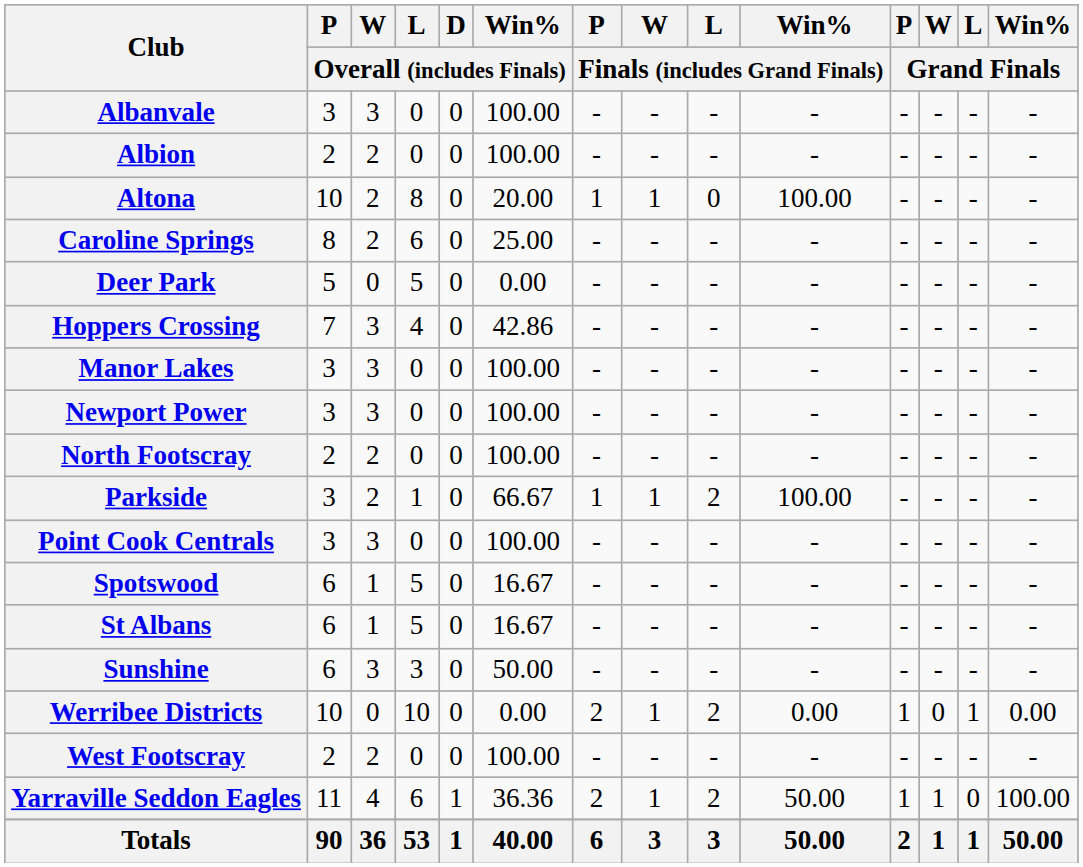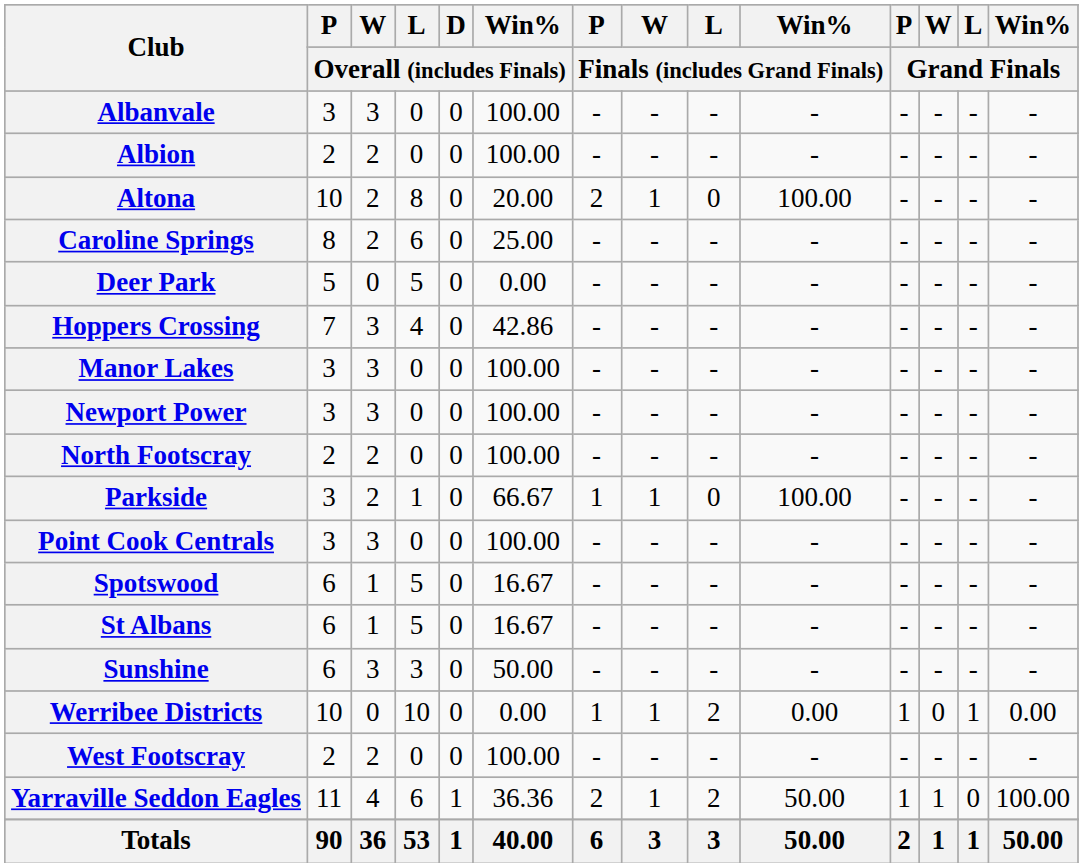(596, 197) 1 -> (596, 197) 2
(714, 497) 2 -> (714, 497) 0
(596, 712) 2 -> (596, 712) 1
